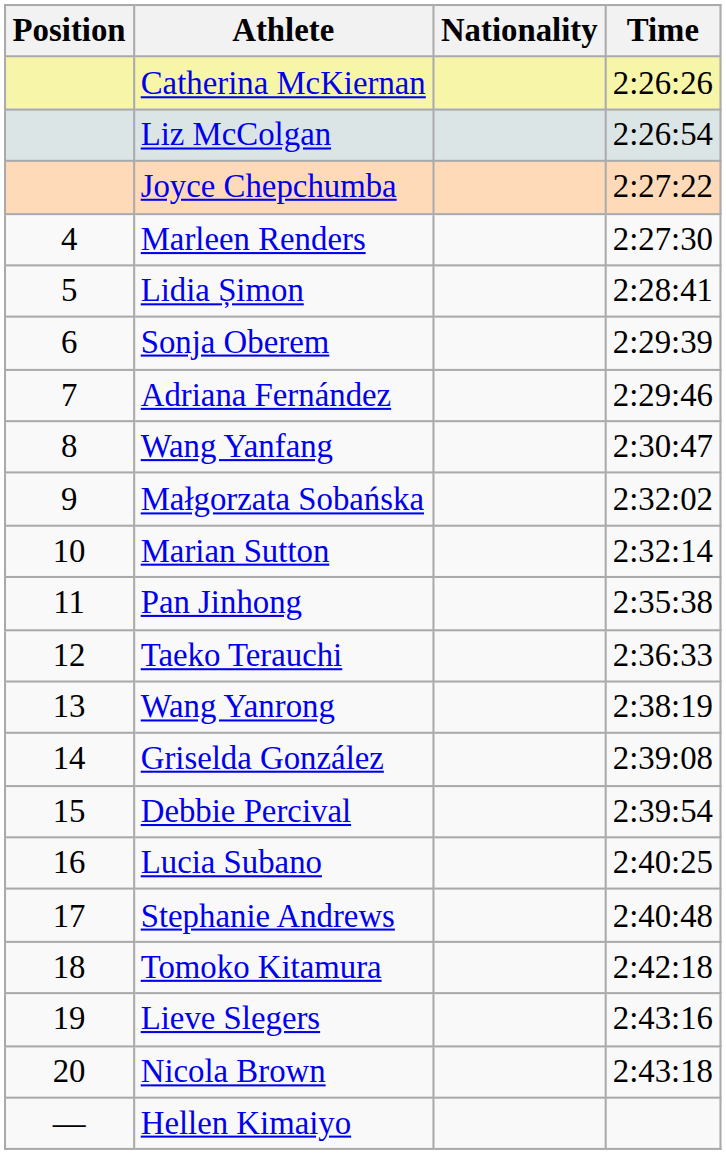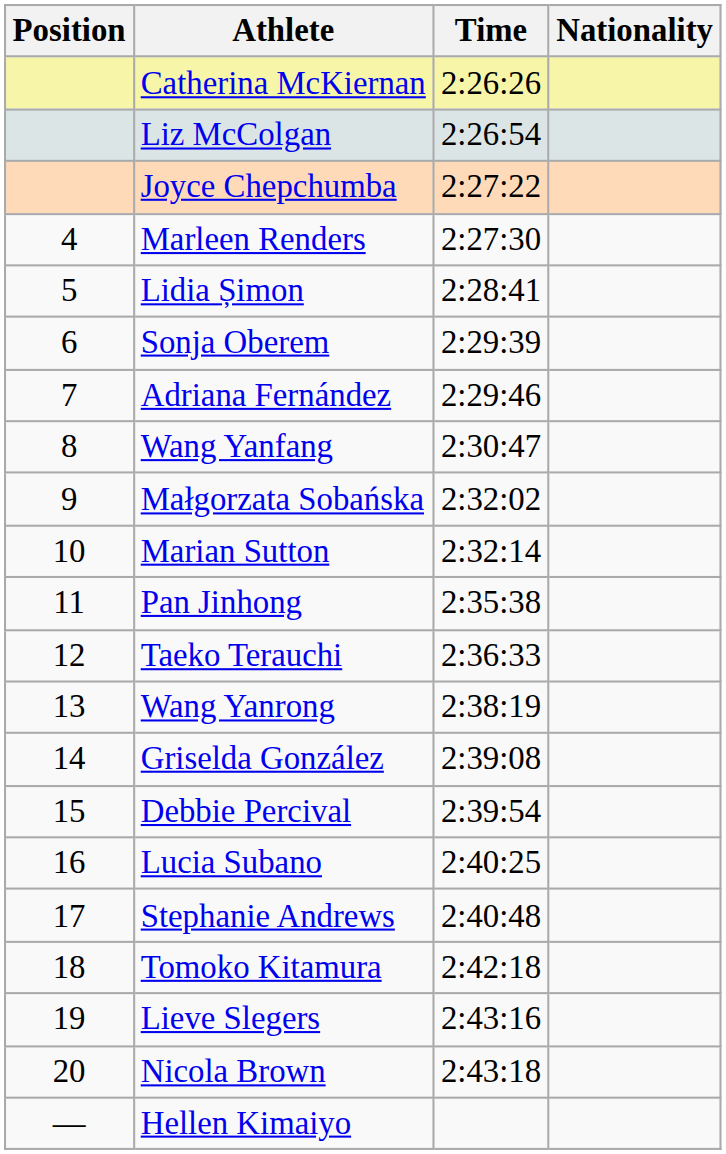columns swapped: (519, 30) <-> (663, 30)
